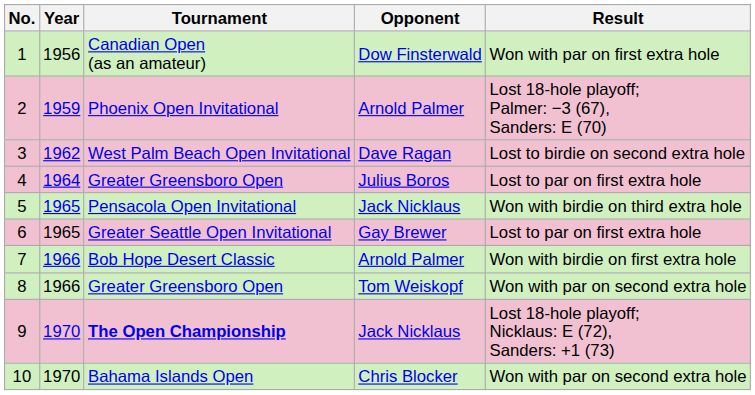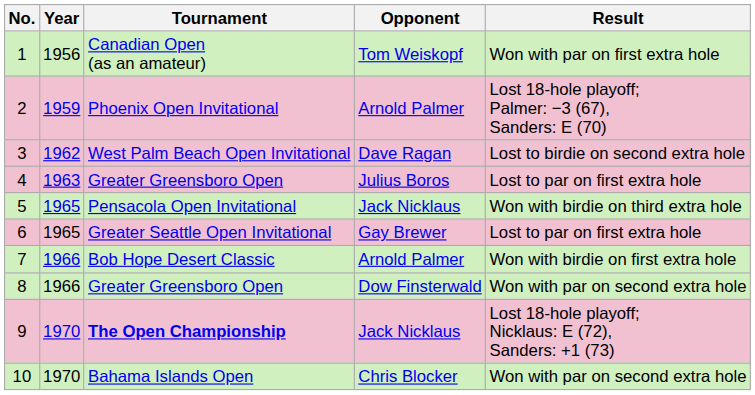(420, 54) Dow Finsterwald -> (411, 54) Tom Weiskopf
(62, 180) 1964 -> (62, 180) 1963
(411, 286) Tom Weiskopf -> (420, 286) Dow Finsterwald
